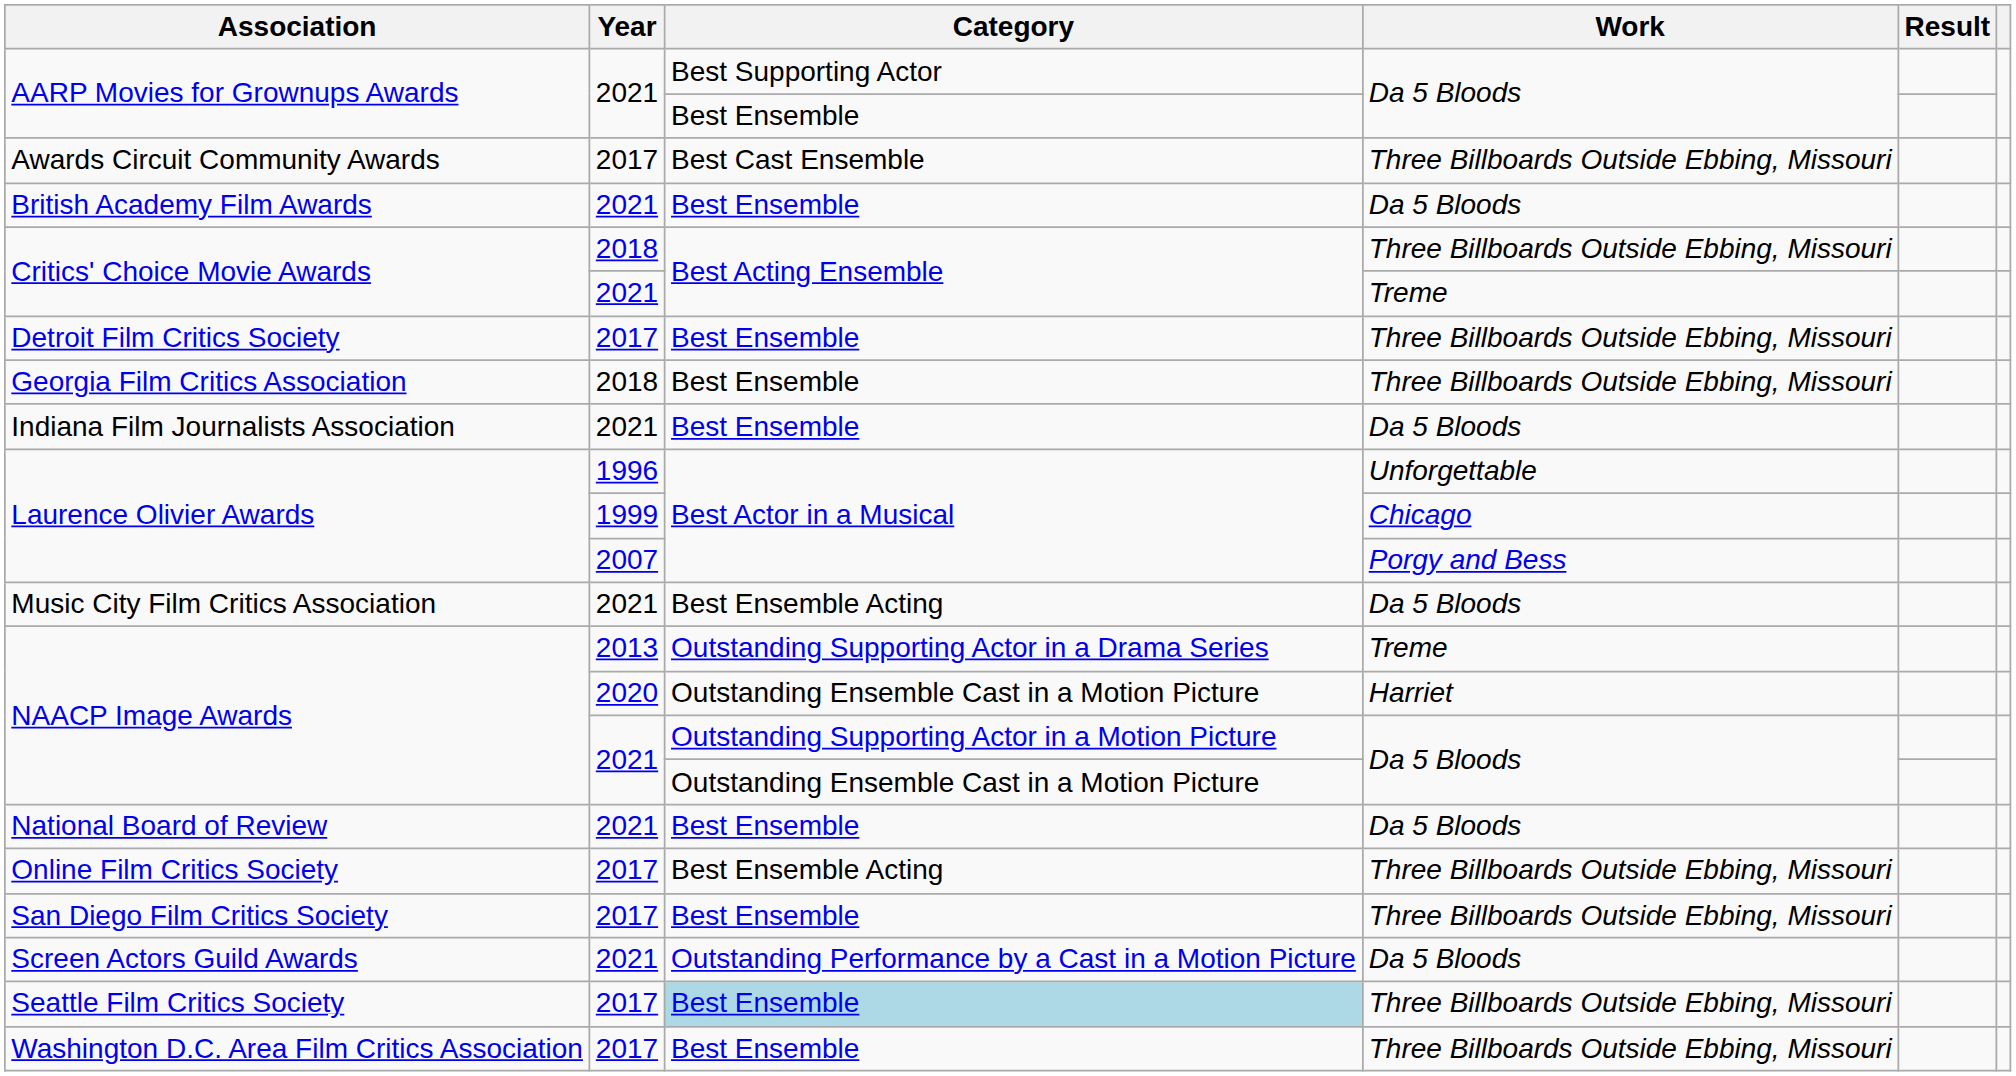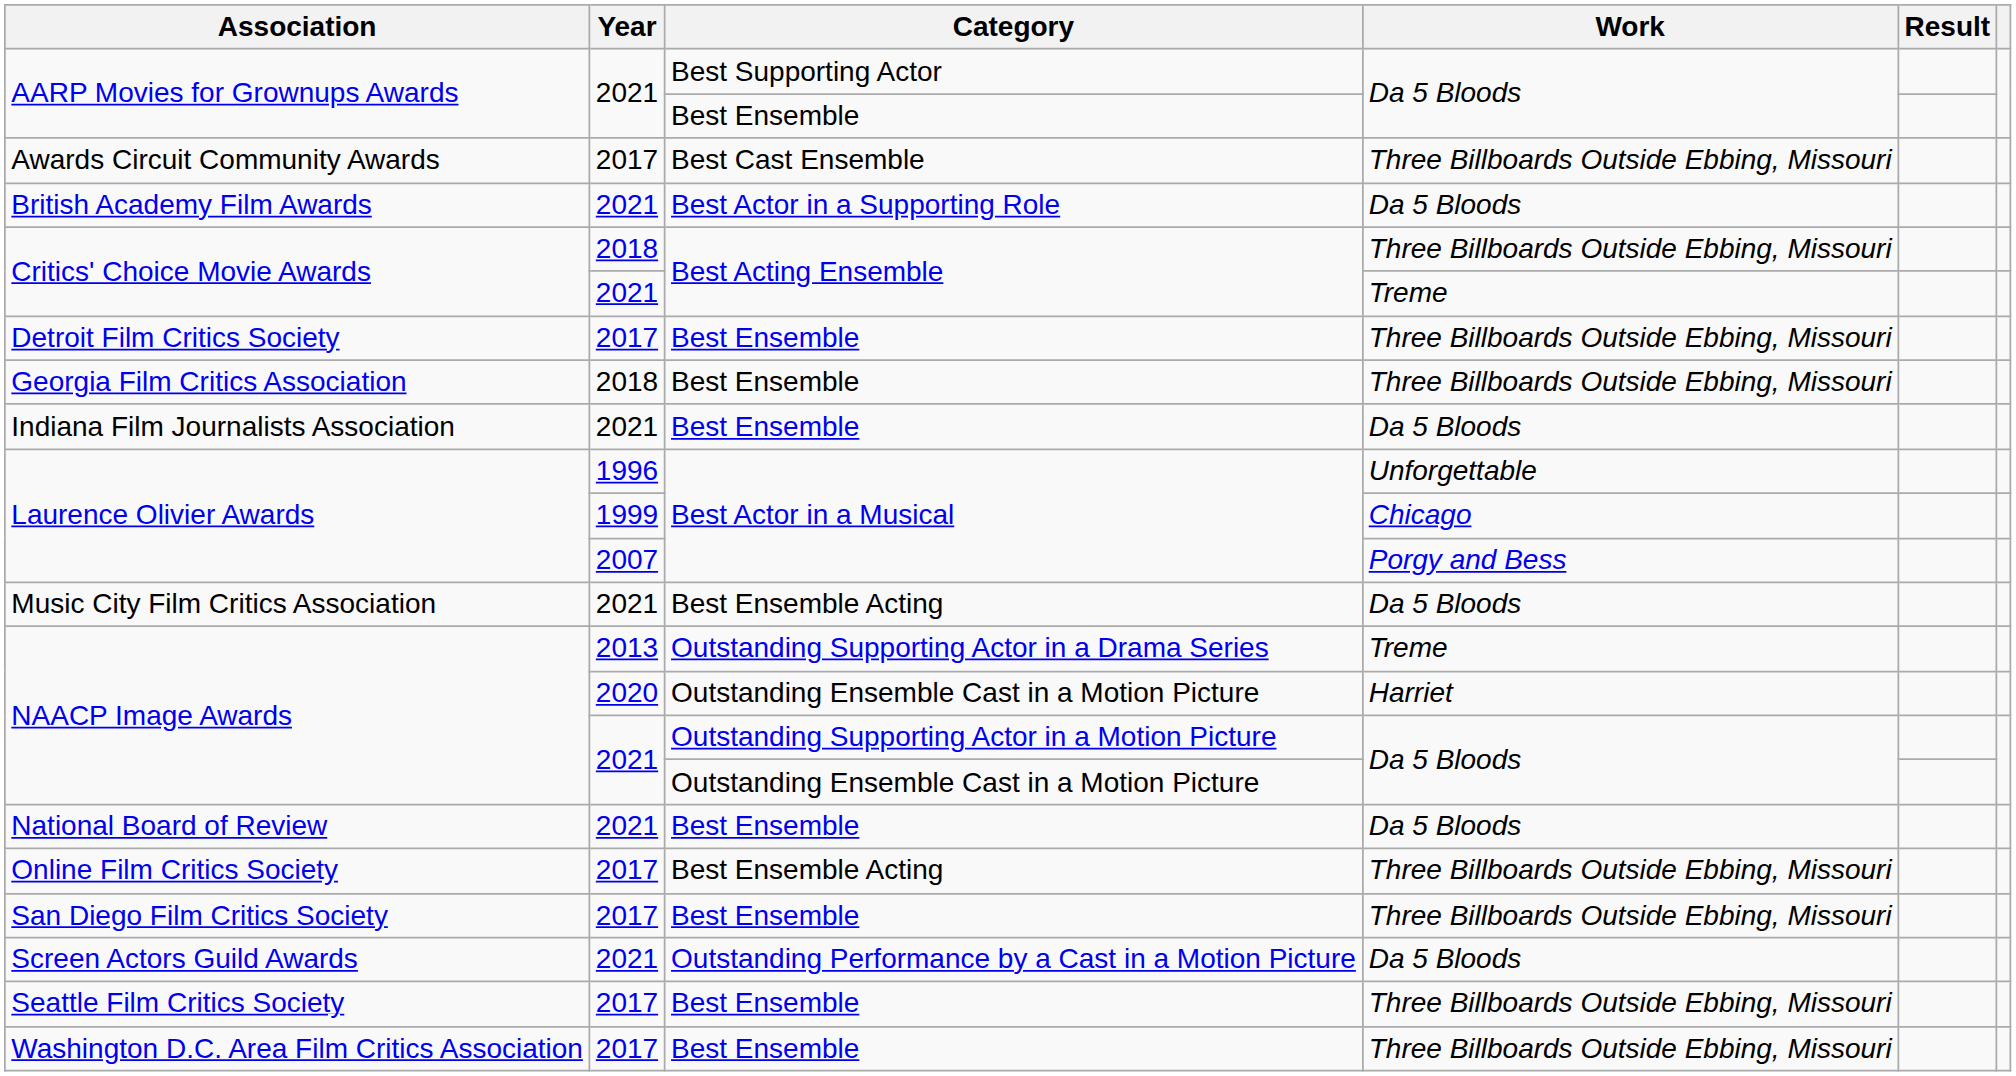(765, 204) Best Ensemble -> (866, 204) Best Actor in a Supporting Role
(765, 1003) lightblue background -> (765, 1003) no background
